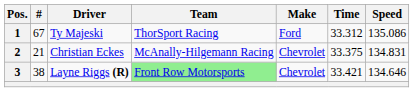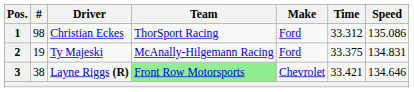(39, 33) 67 -> (39, 33) 98
(77, 33) Ty Majeski -> (87, 33) Christian Eckes
(39, 52) 21 -> (39, 52) 19
(87, 52) Christian Eckes -> (77, 52) Ty Majeski
(302, 52) Chevrolet -> (290, 52) Ford
